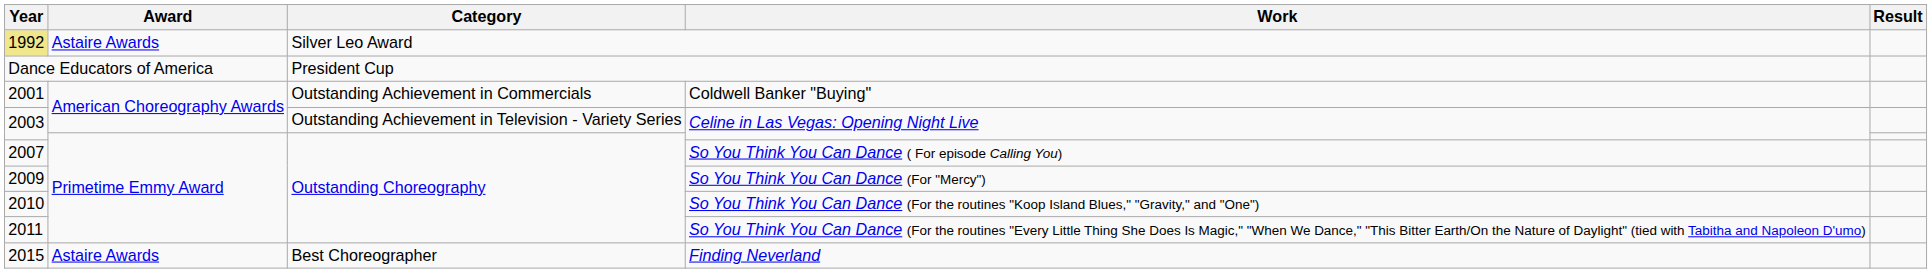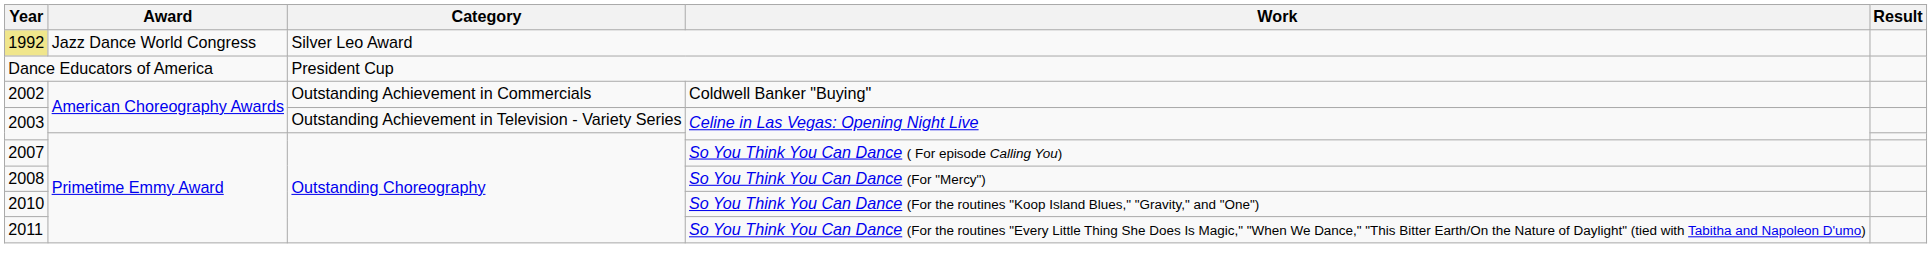(105, 42) Astaire Awards -> (154, 42) Jazz Dance World Congress
(26, 94) 2001 -> (26, 94) 2002
(26, 178) 2009 -> (26, 178) 2008
- row: (364, 255)
